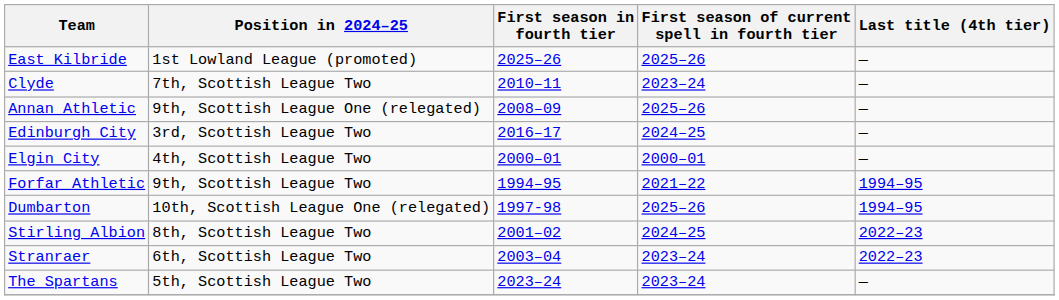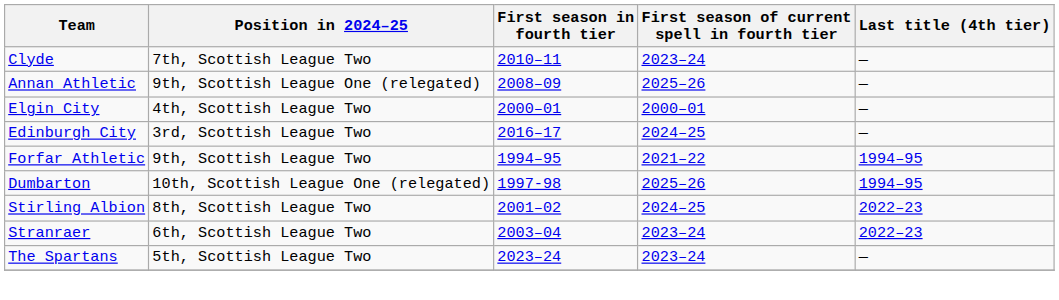- row: (68, 59)
rows swapped: (72, 134) <-> (54, 158)
